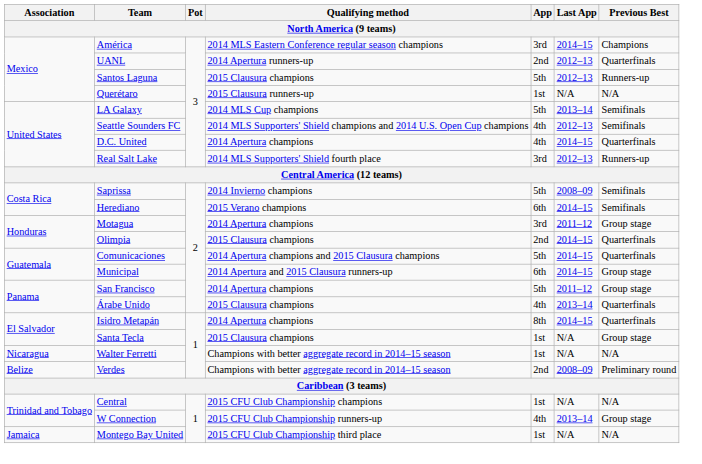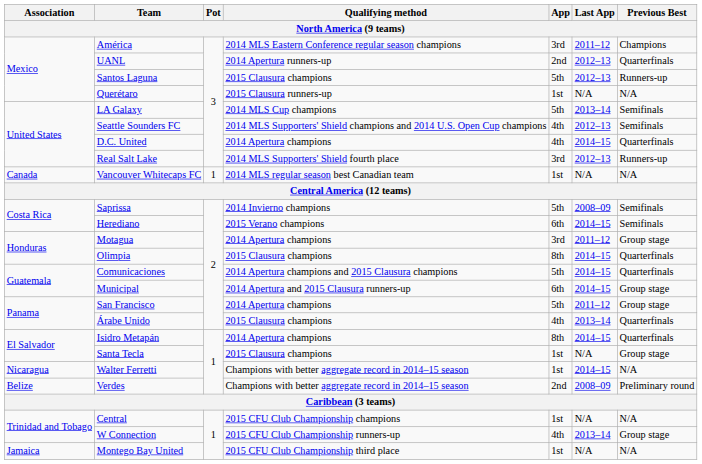(575, 45) 2014–15 -> (592, 45) 2011–12
+ row: (149, 175)
(541, 239) 2nd -> (558, 256) 8th
(565, 353) N/A -> (593, 369) 2014–15
